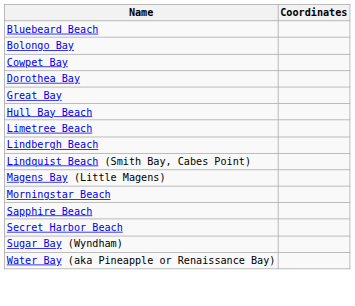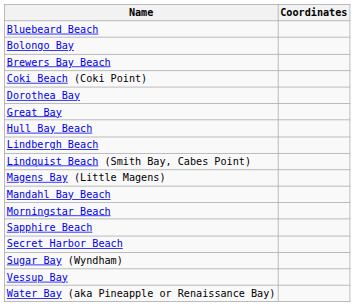+ row: (59, 62)
+ row: (77, 79)
- row: (37, 62)
- row: (50, 128)
+ row: (59, 194)
+ row: (37, 277)
